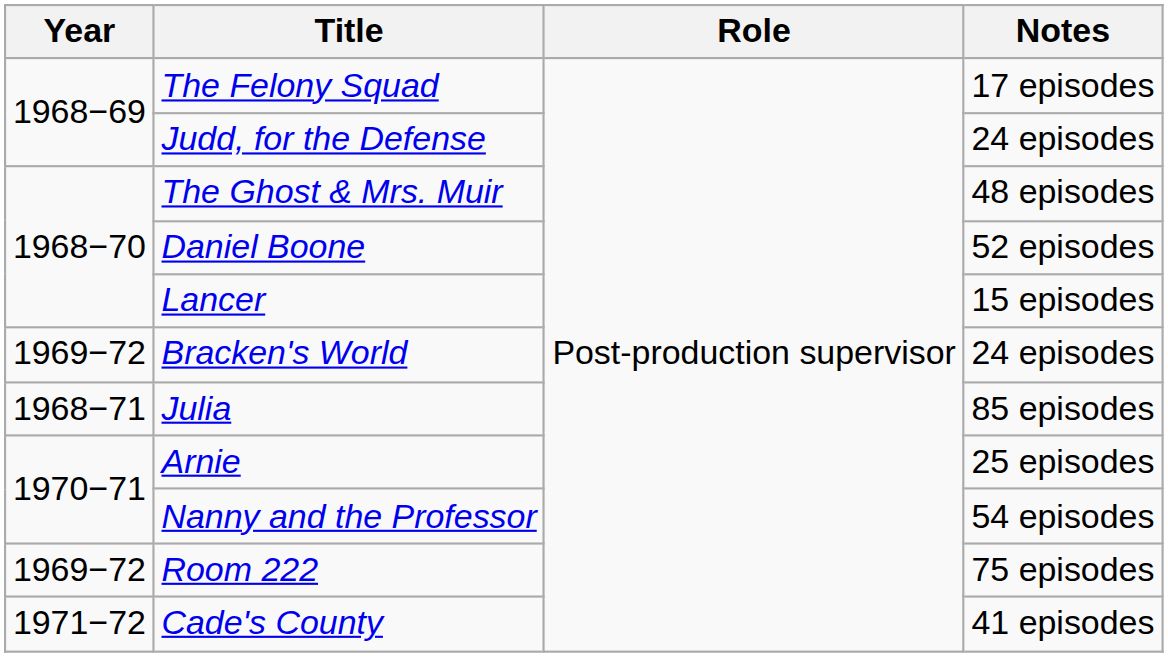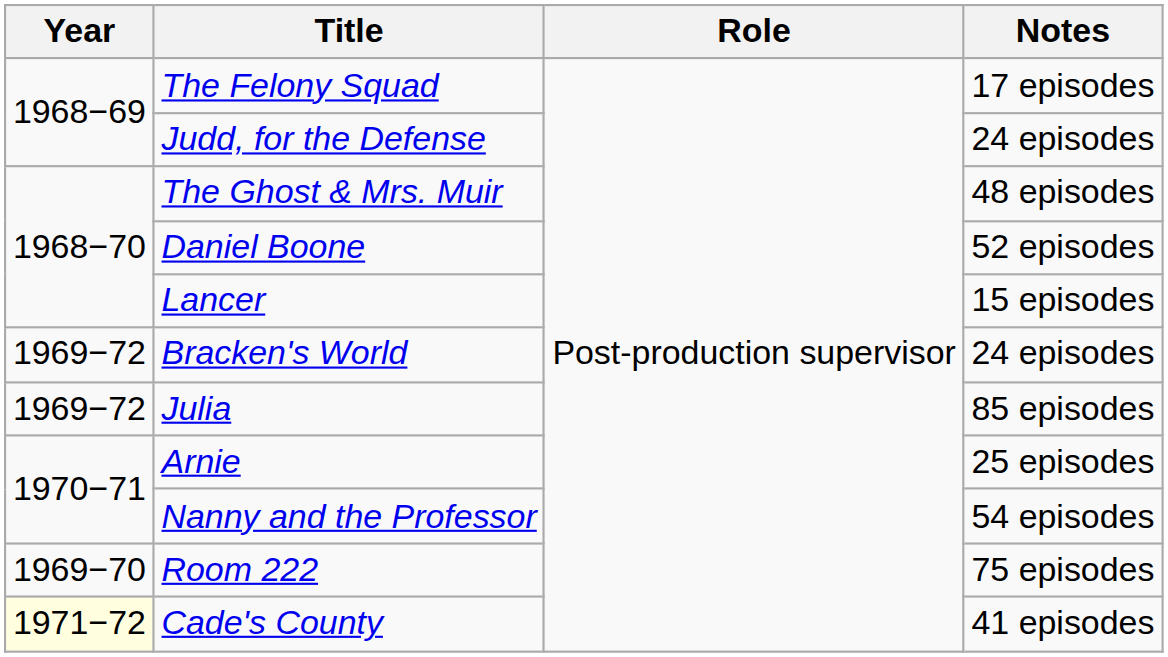(79, 407) 1968−71 -> (79, 407) 1969−72
(79, 569) 1969−72 -> (79, 569) 1969−70
(79, 623) no background -> (79, 623) lightyellow background
